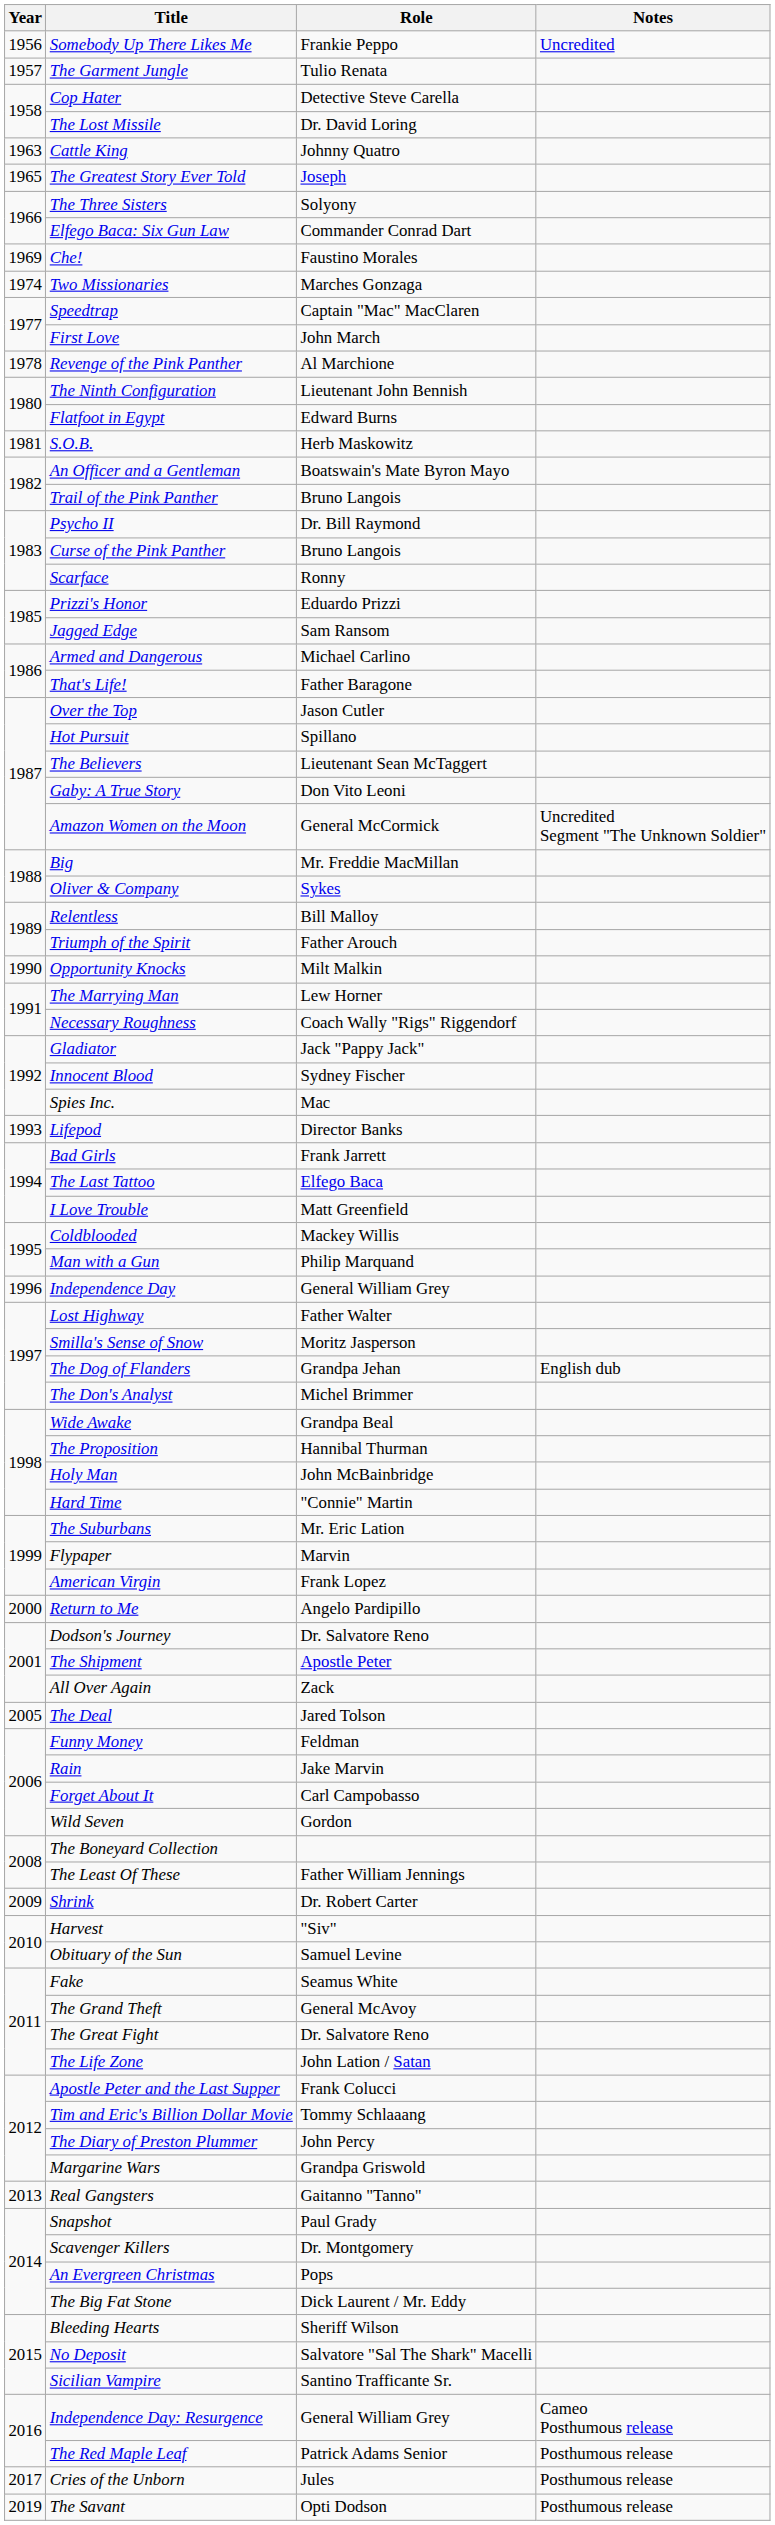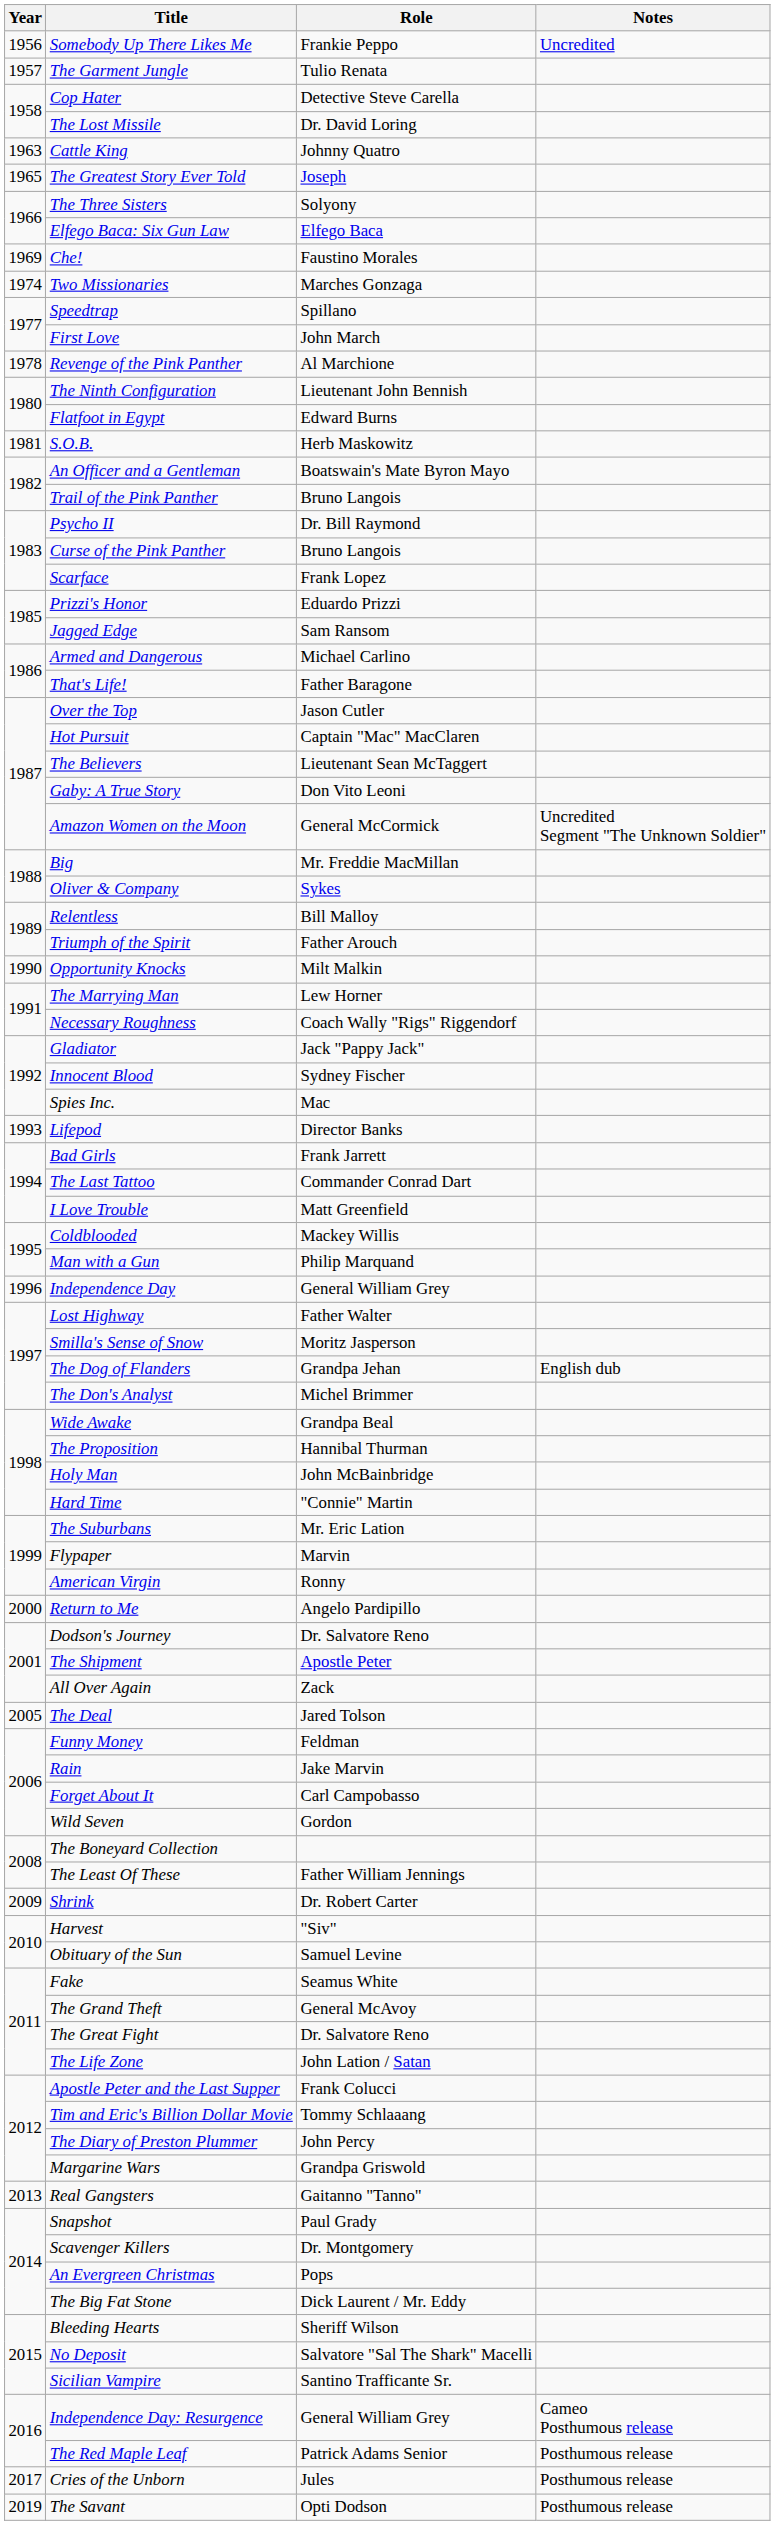(386, 230) Commander Conrad Dart -> (342, 230) Elfego Baca
(390, 310) Captain "Mac" MacClaren -> (328, 310) Spillano
(323, 577) Ronny -> (343, 577) Frank Lopez
(328, 737) Spillano -> (390, 737) Captain "Mac" MacClaren
(342, 1182) Elfego Baca -> (386, 1182) Commander Conrad Dart
(343, 1582) Frank Lopez -> (323, 1582) Ronny
